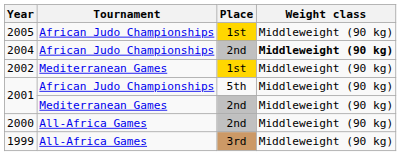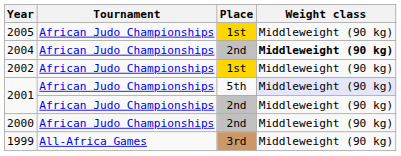(103, 68) Mediterranean Games -> (127, 68) African Judo Championships
(326, 86) no background -> (326, 86) lavender background
(103, 105) Mediterranean Games -> (127, 105) African Judo Championships
(93, 123) All-Africa Games -> (127, 123) African Judo Championships
